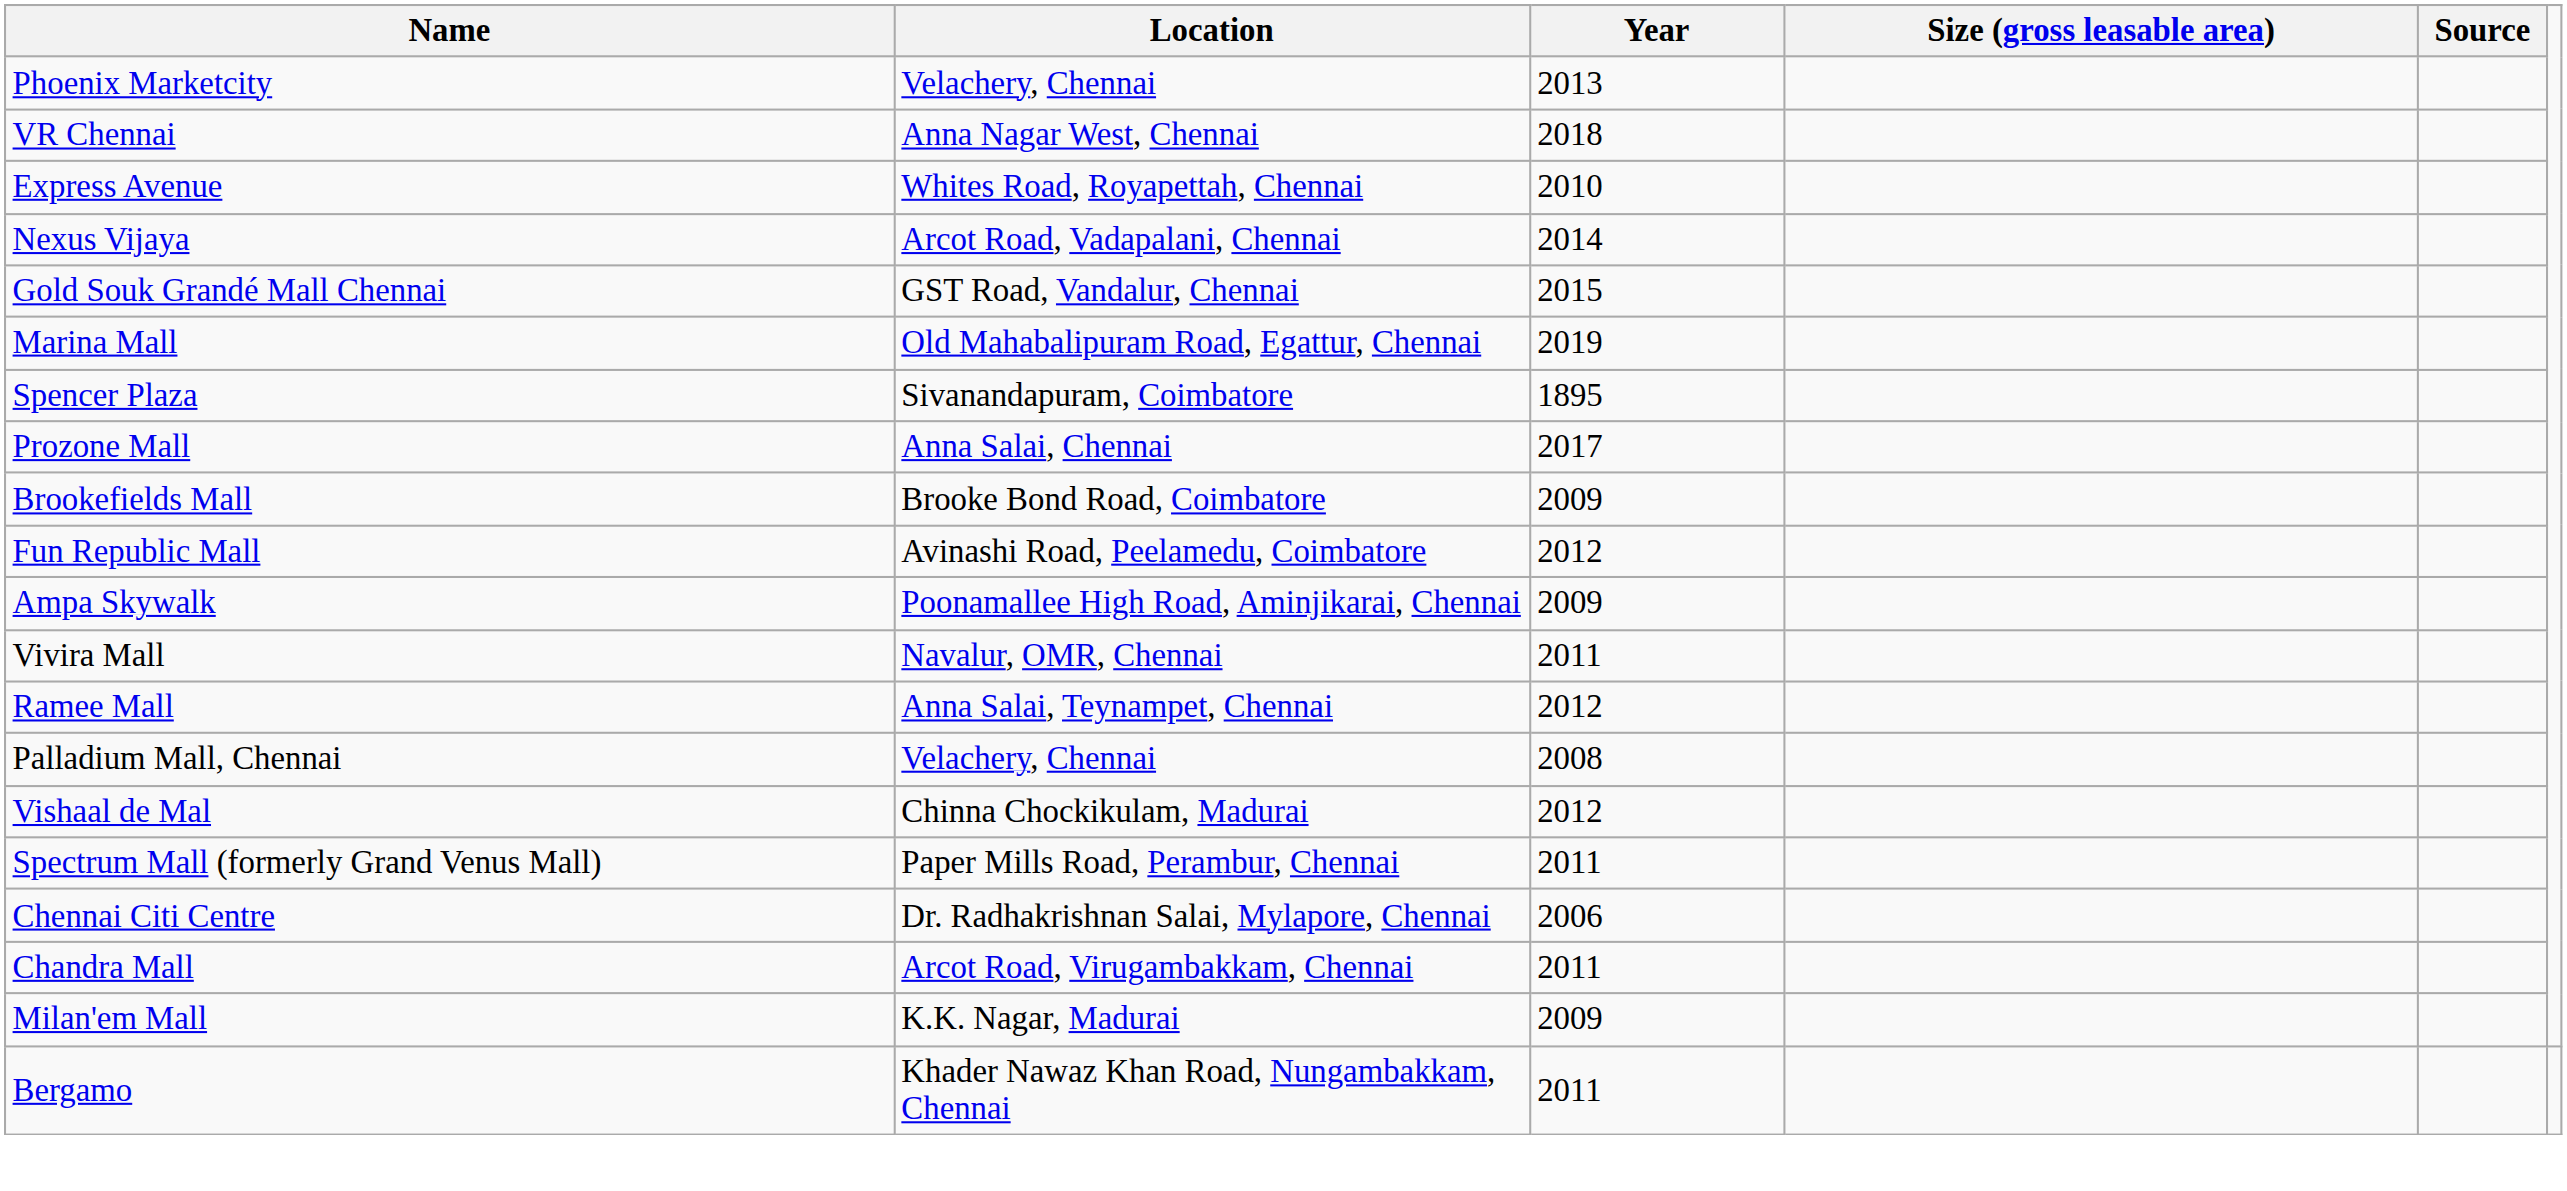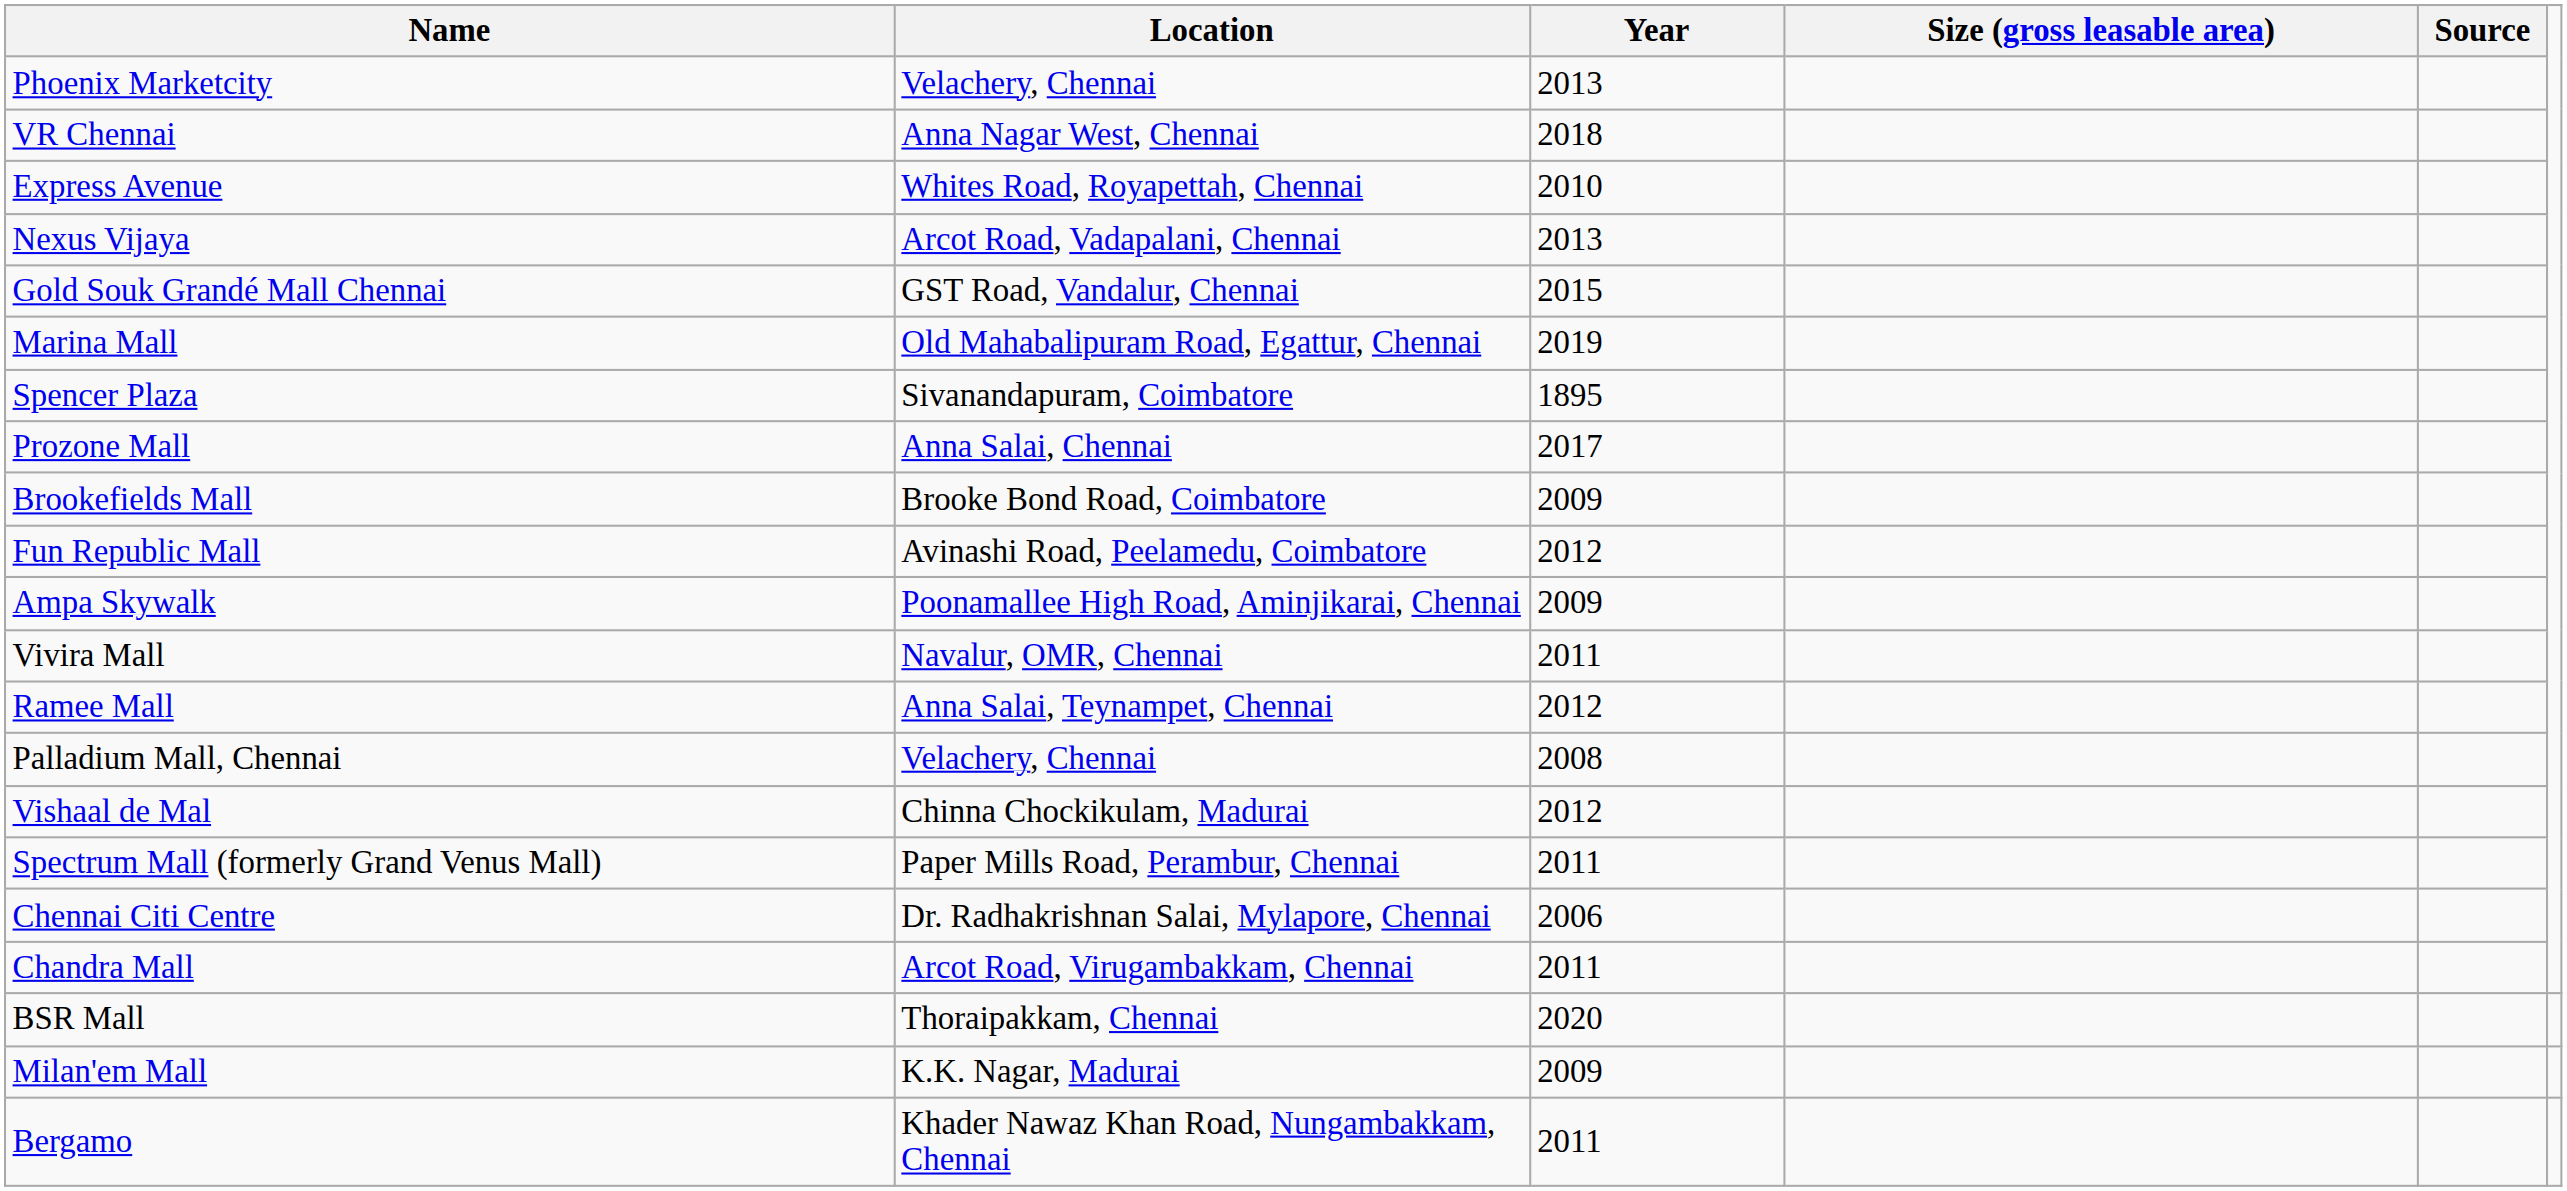(1570, 238) 2014 -> (1570, 238) 2013
+ row: (79, 1018)
